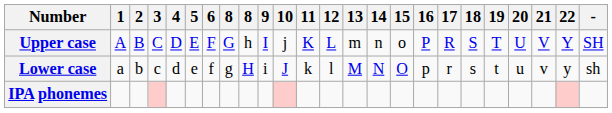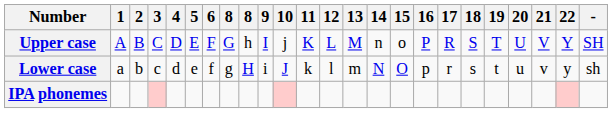(355, 42) m -> (355, 42) M
(355, 68) M -> (355, 68) m
